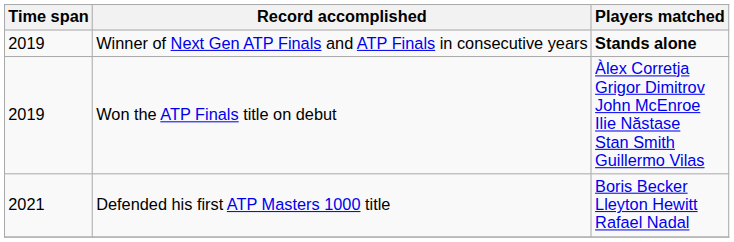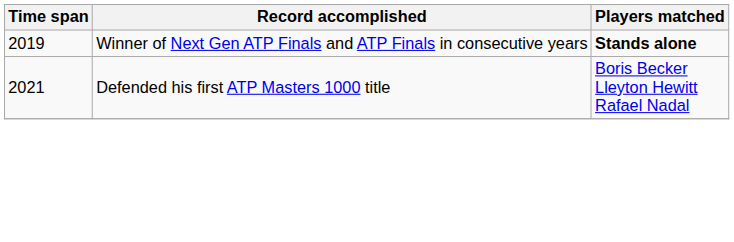- row: (216, 115)
